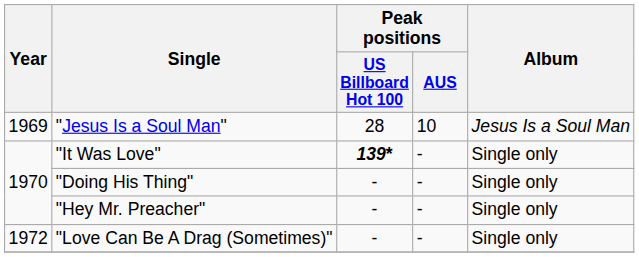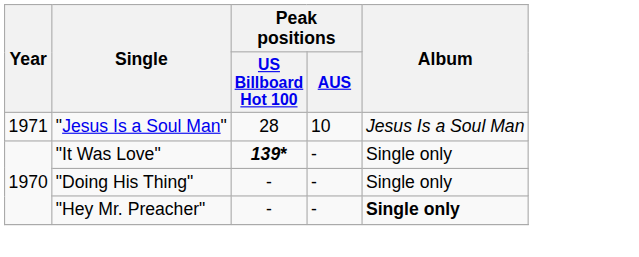(28, 126) 1969 -> (28, 126) 1971
(515, 210) normal -> (413, 210) bold
- row: (194, 238)
